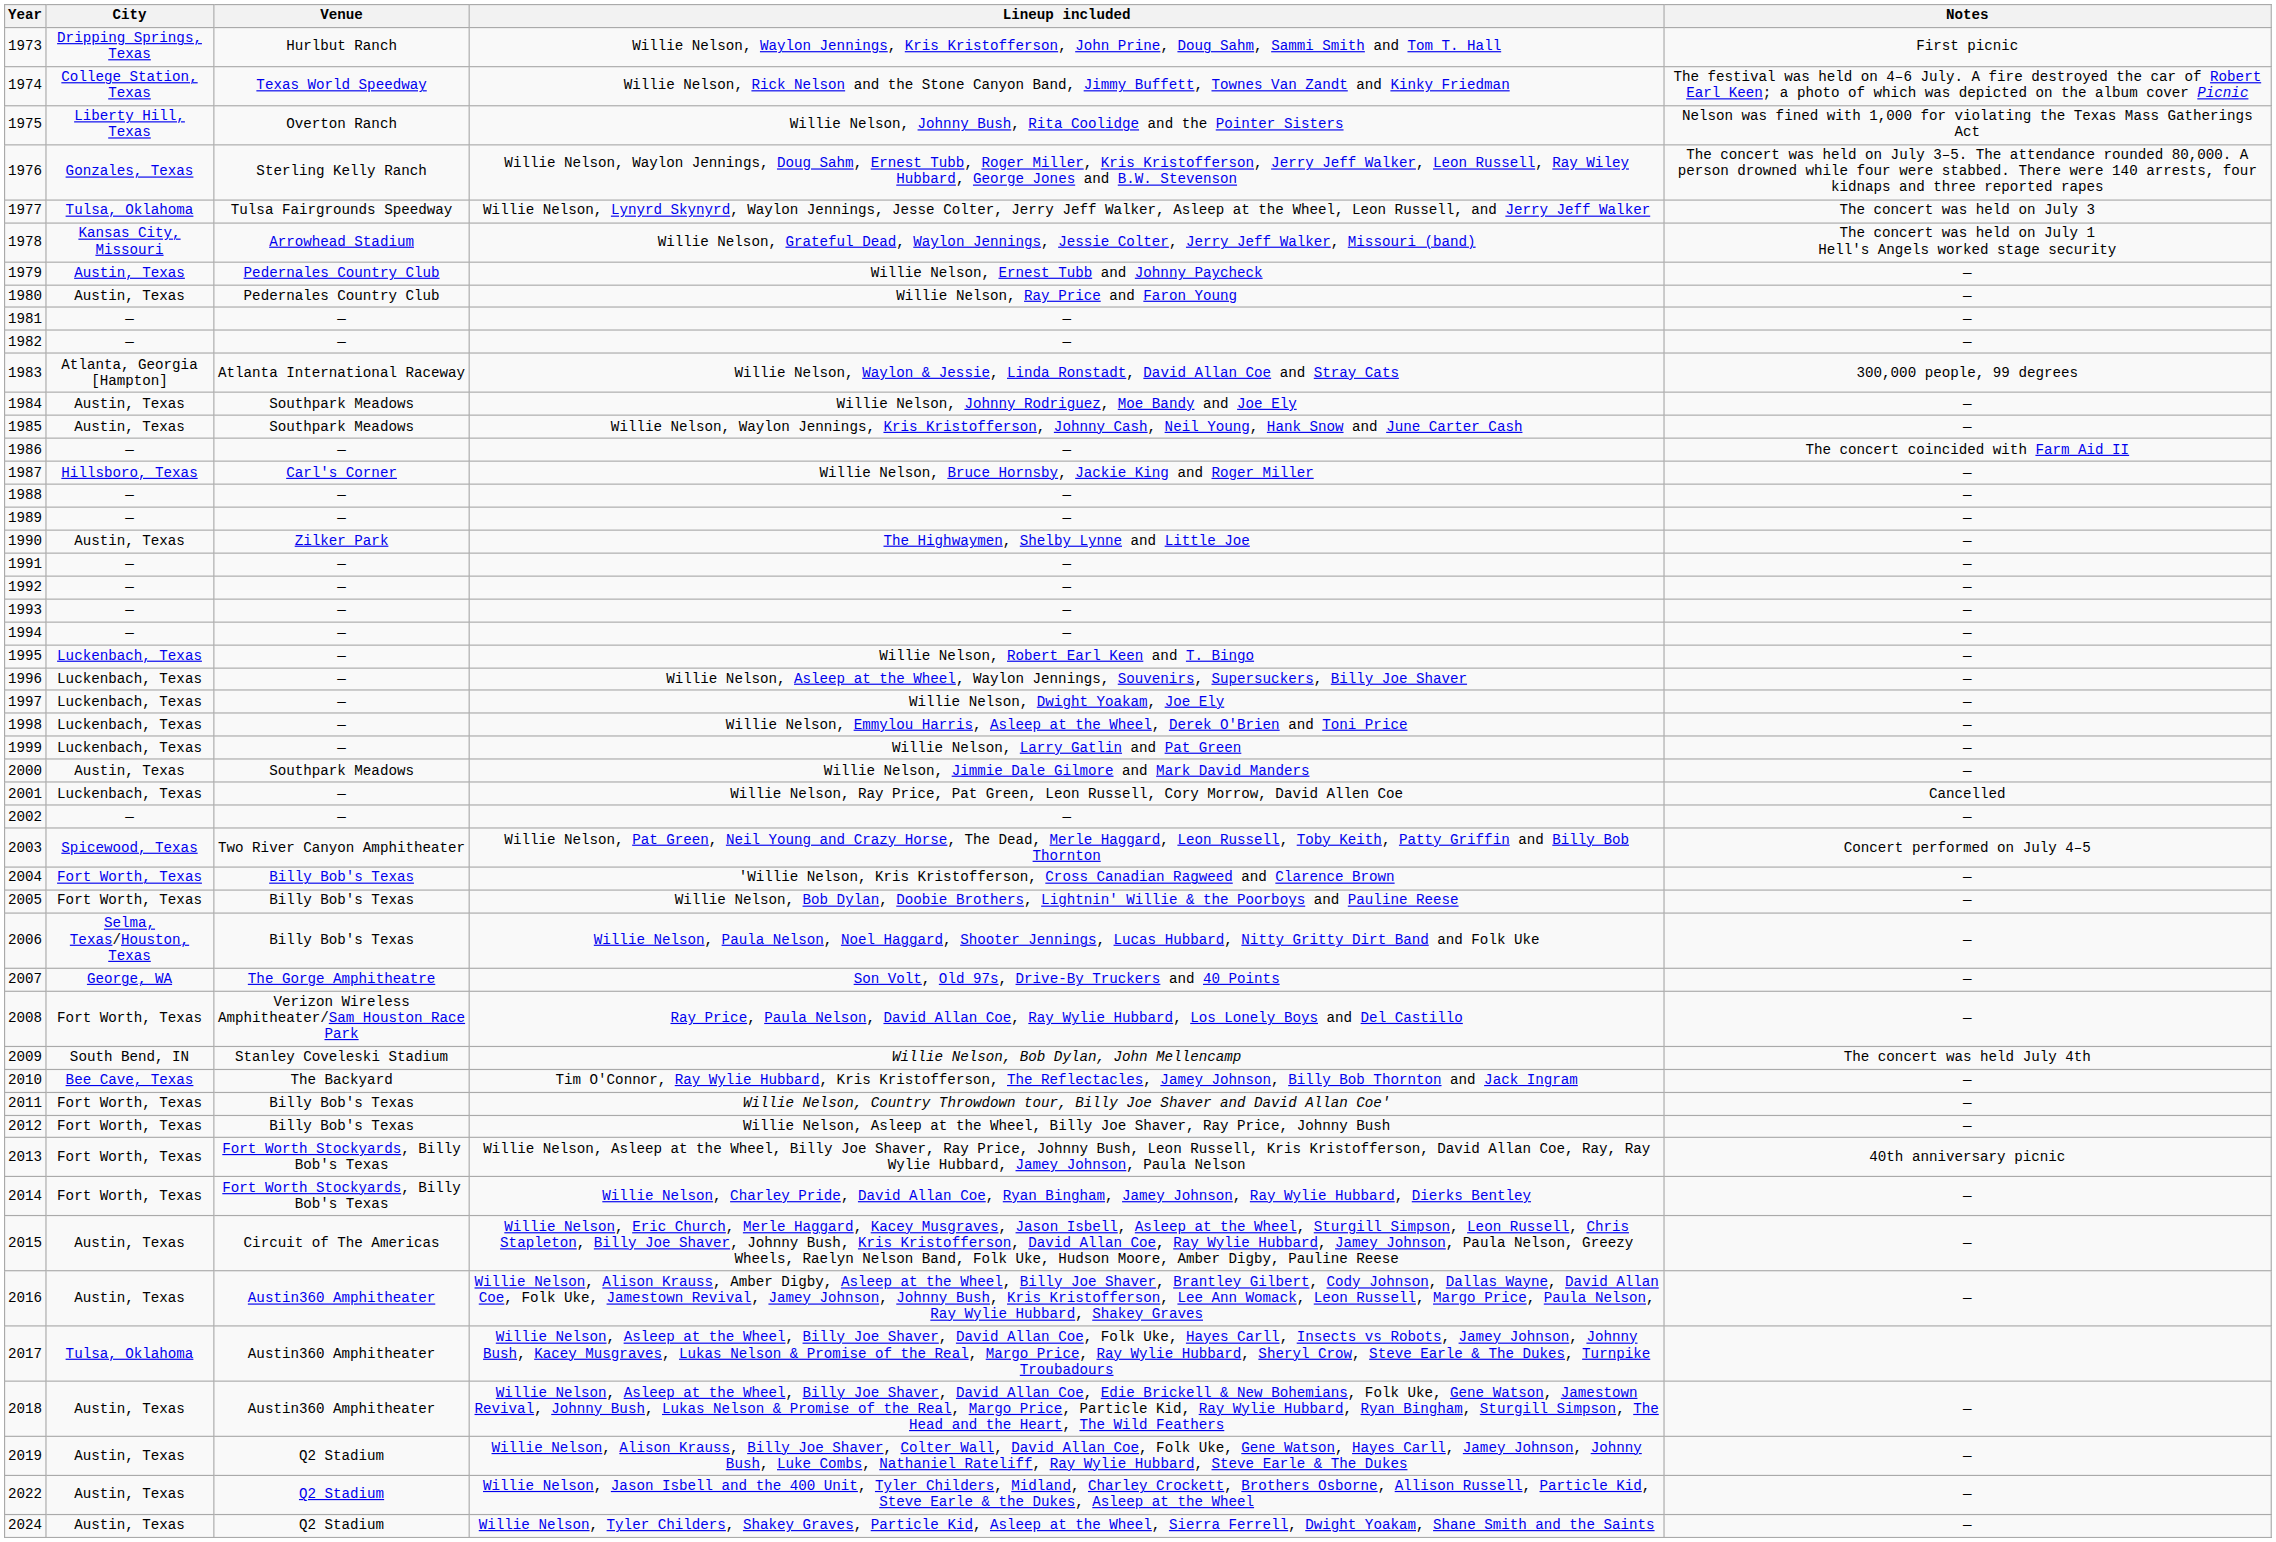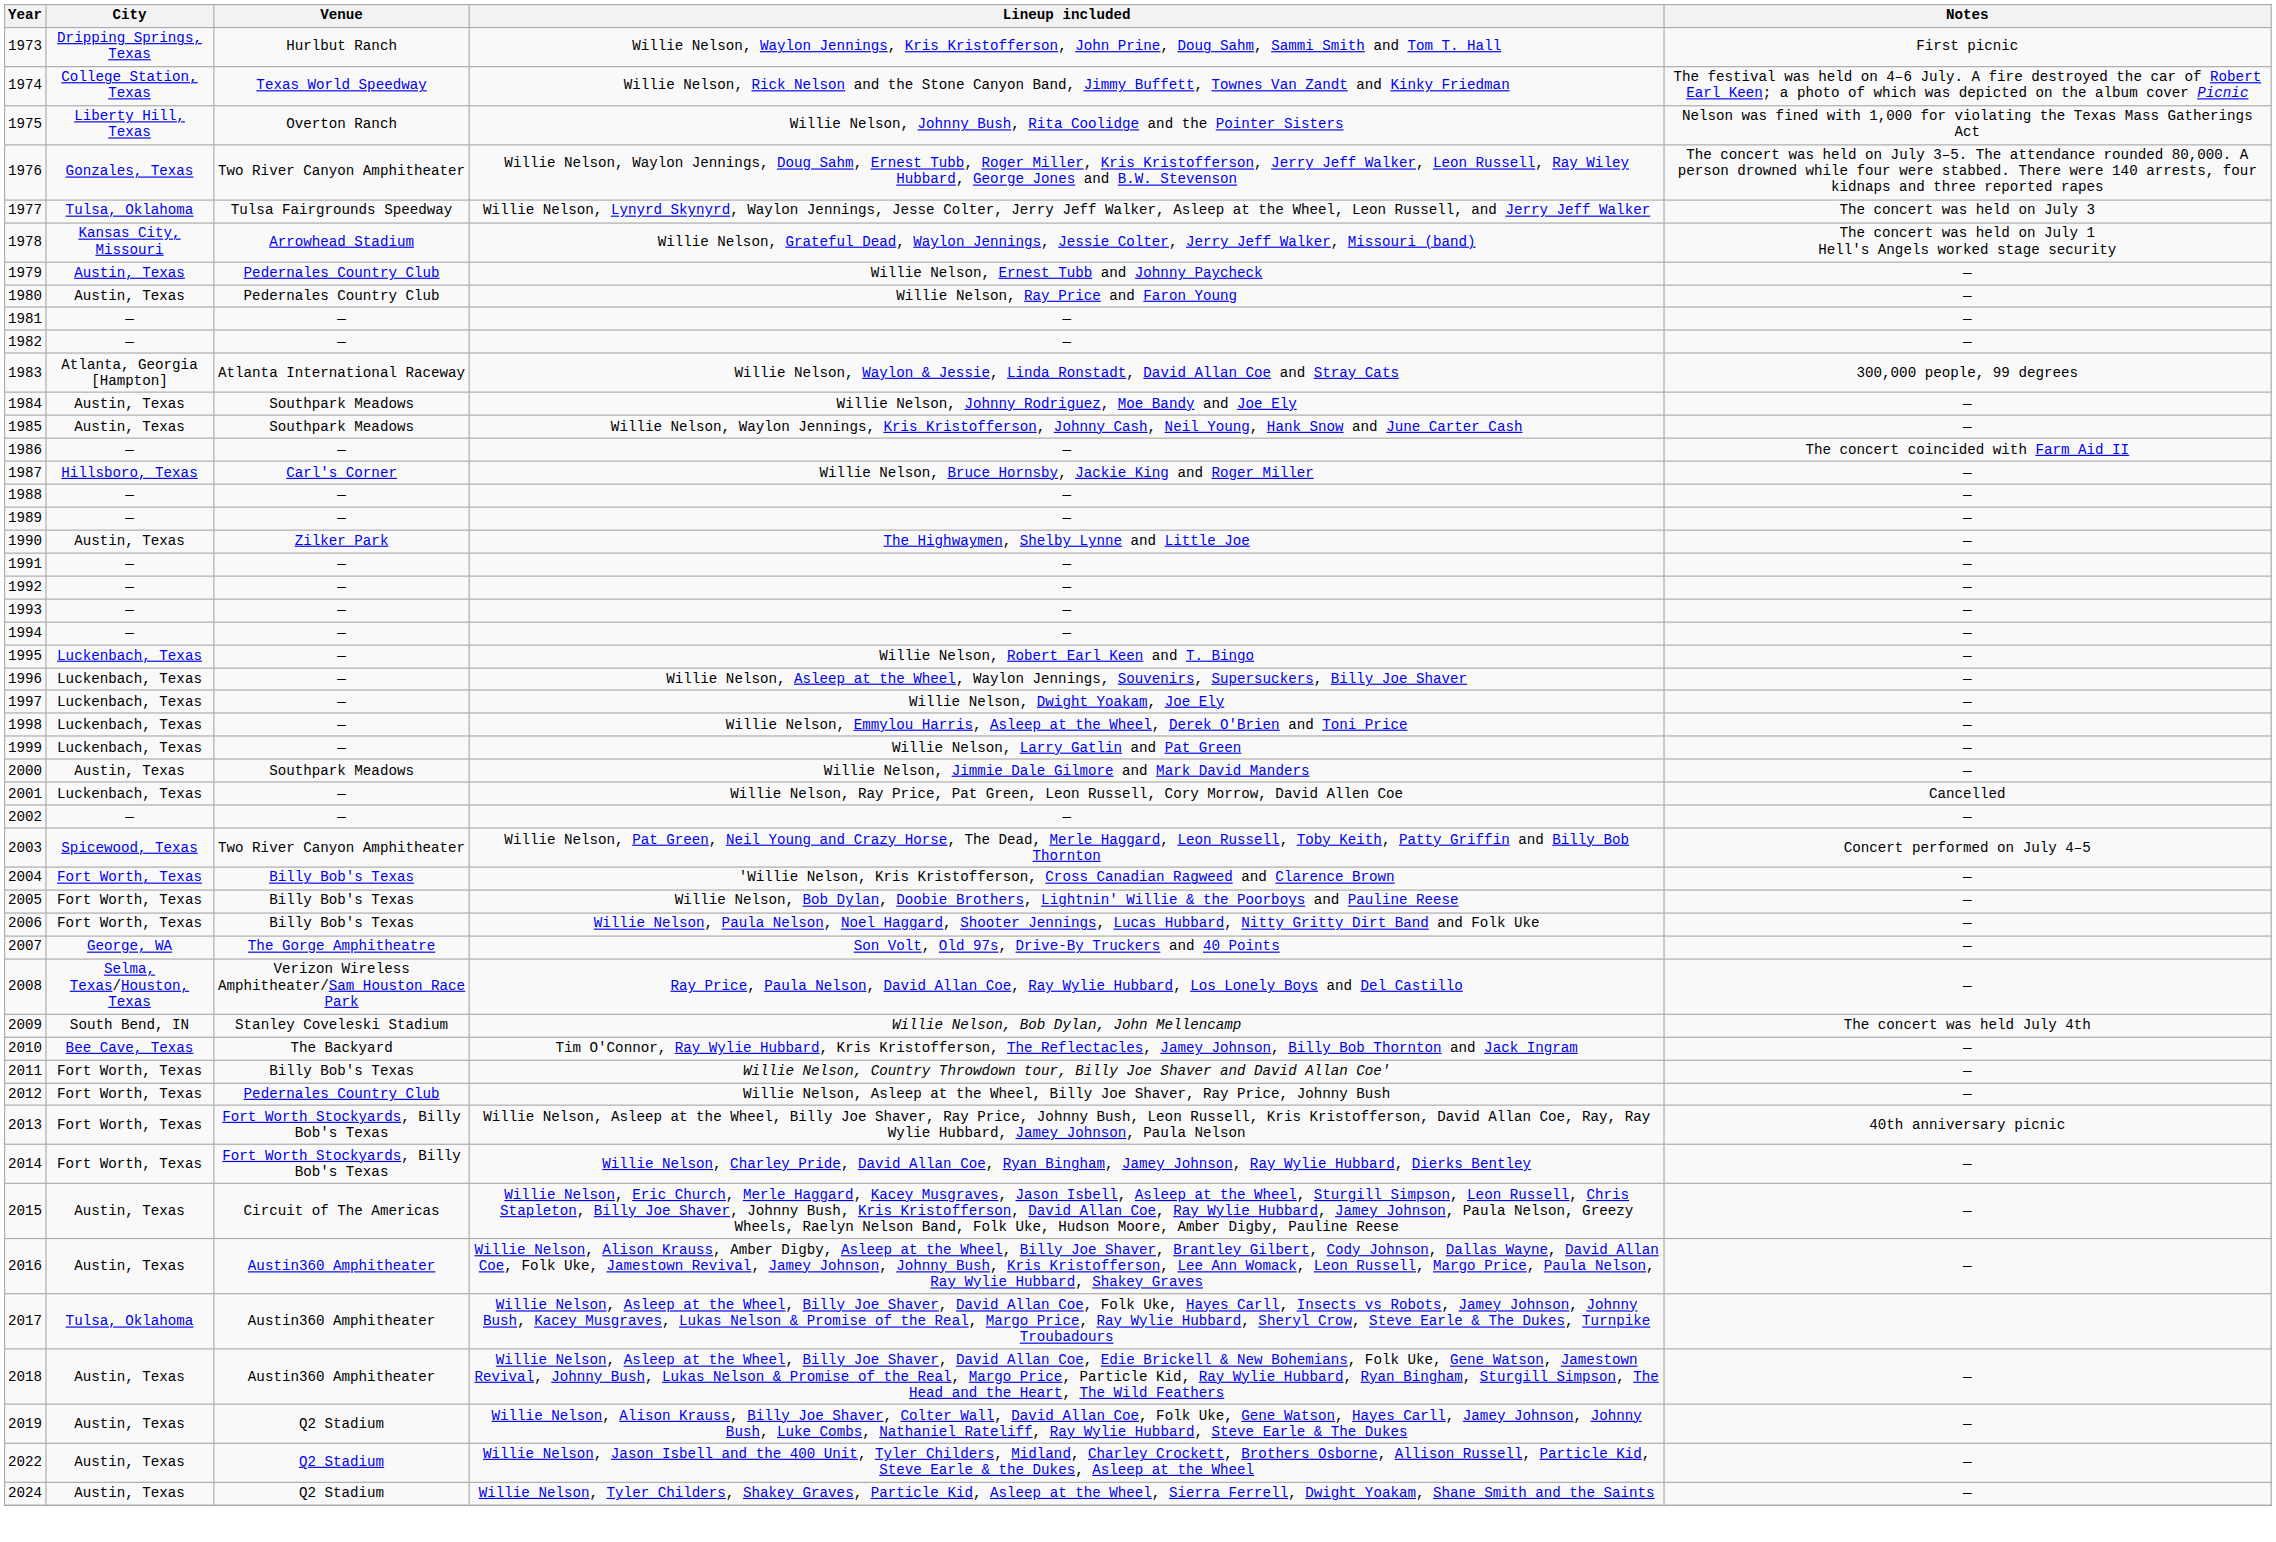(342, 172) Sterling Kelly Ranch -> (342, 172) Two River Canyon Amphitheater
(130, 941) Selma, Texas/Houston, Texas -> (130, 925) Fort Worth, Texas
(130, 1019) Fort Worth, Texas -> (130, 987) Selma, Texas/Houston, Texas
(342, 1127) Billy Bob's Texas -> (342, 1095) Pedernales Country Club
